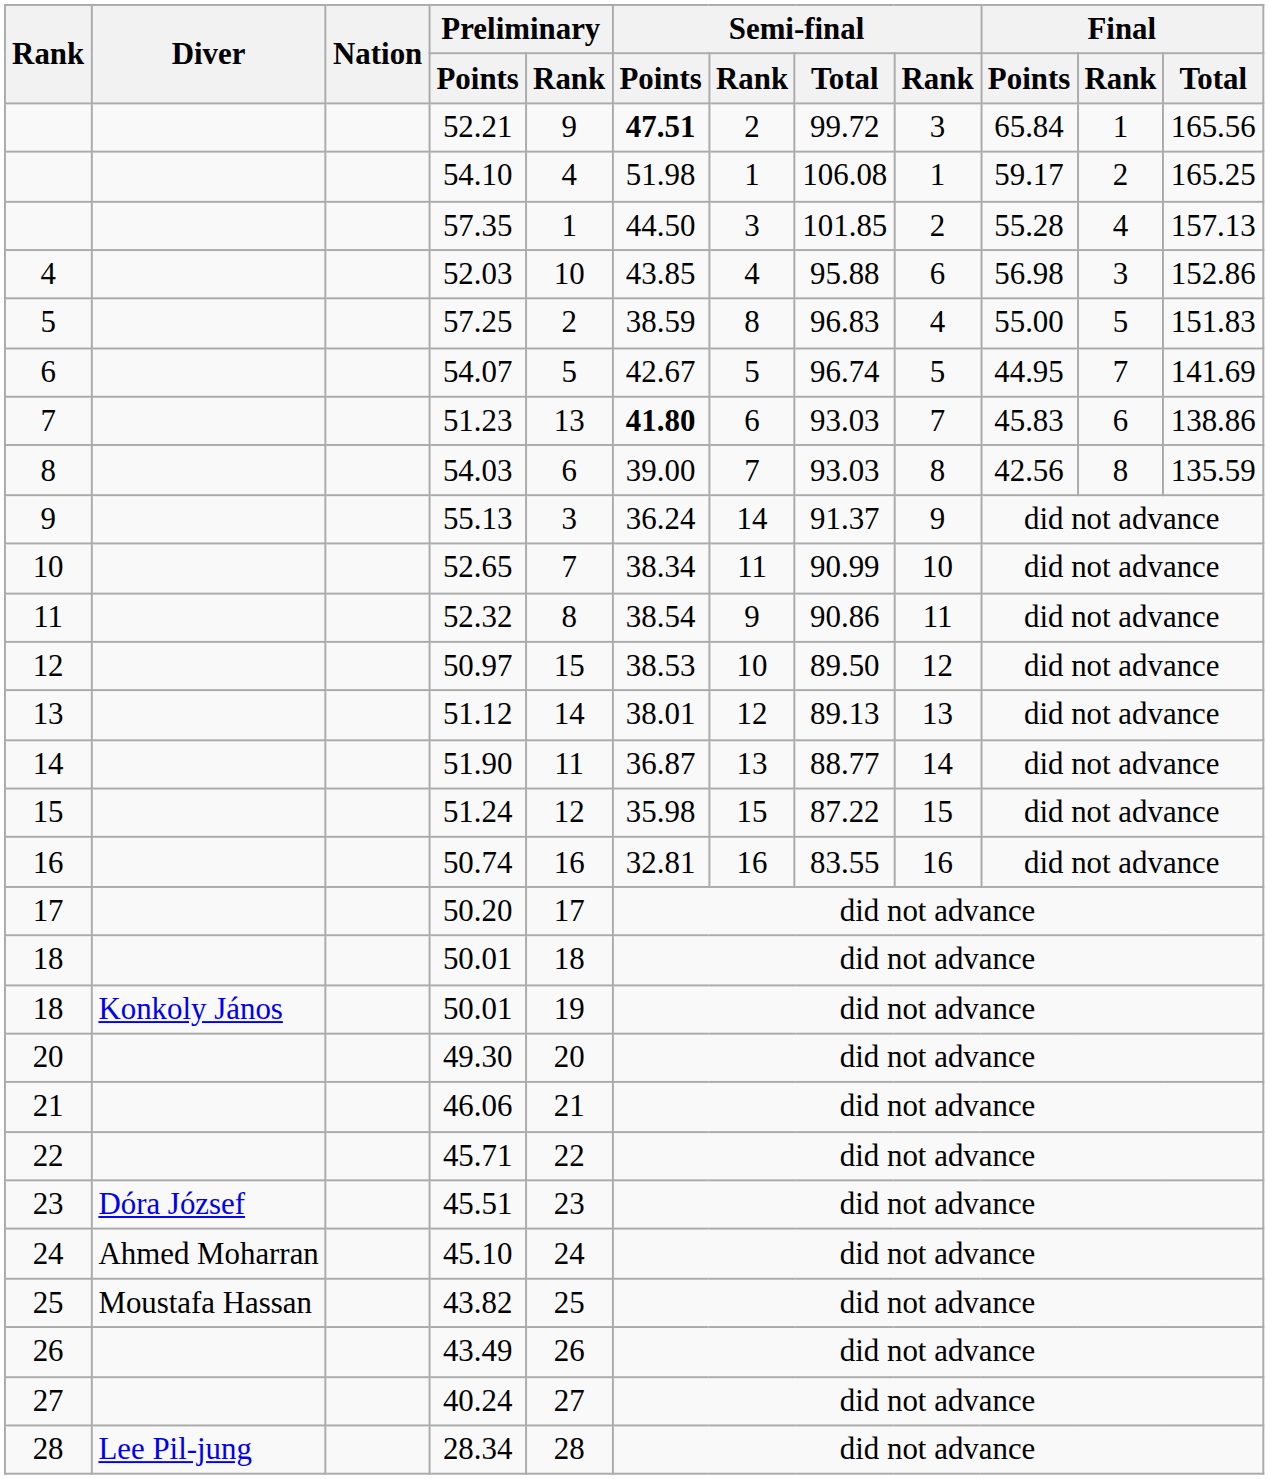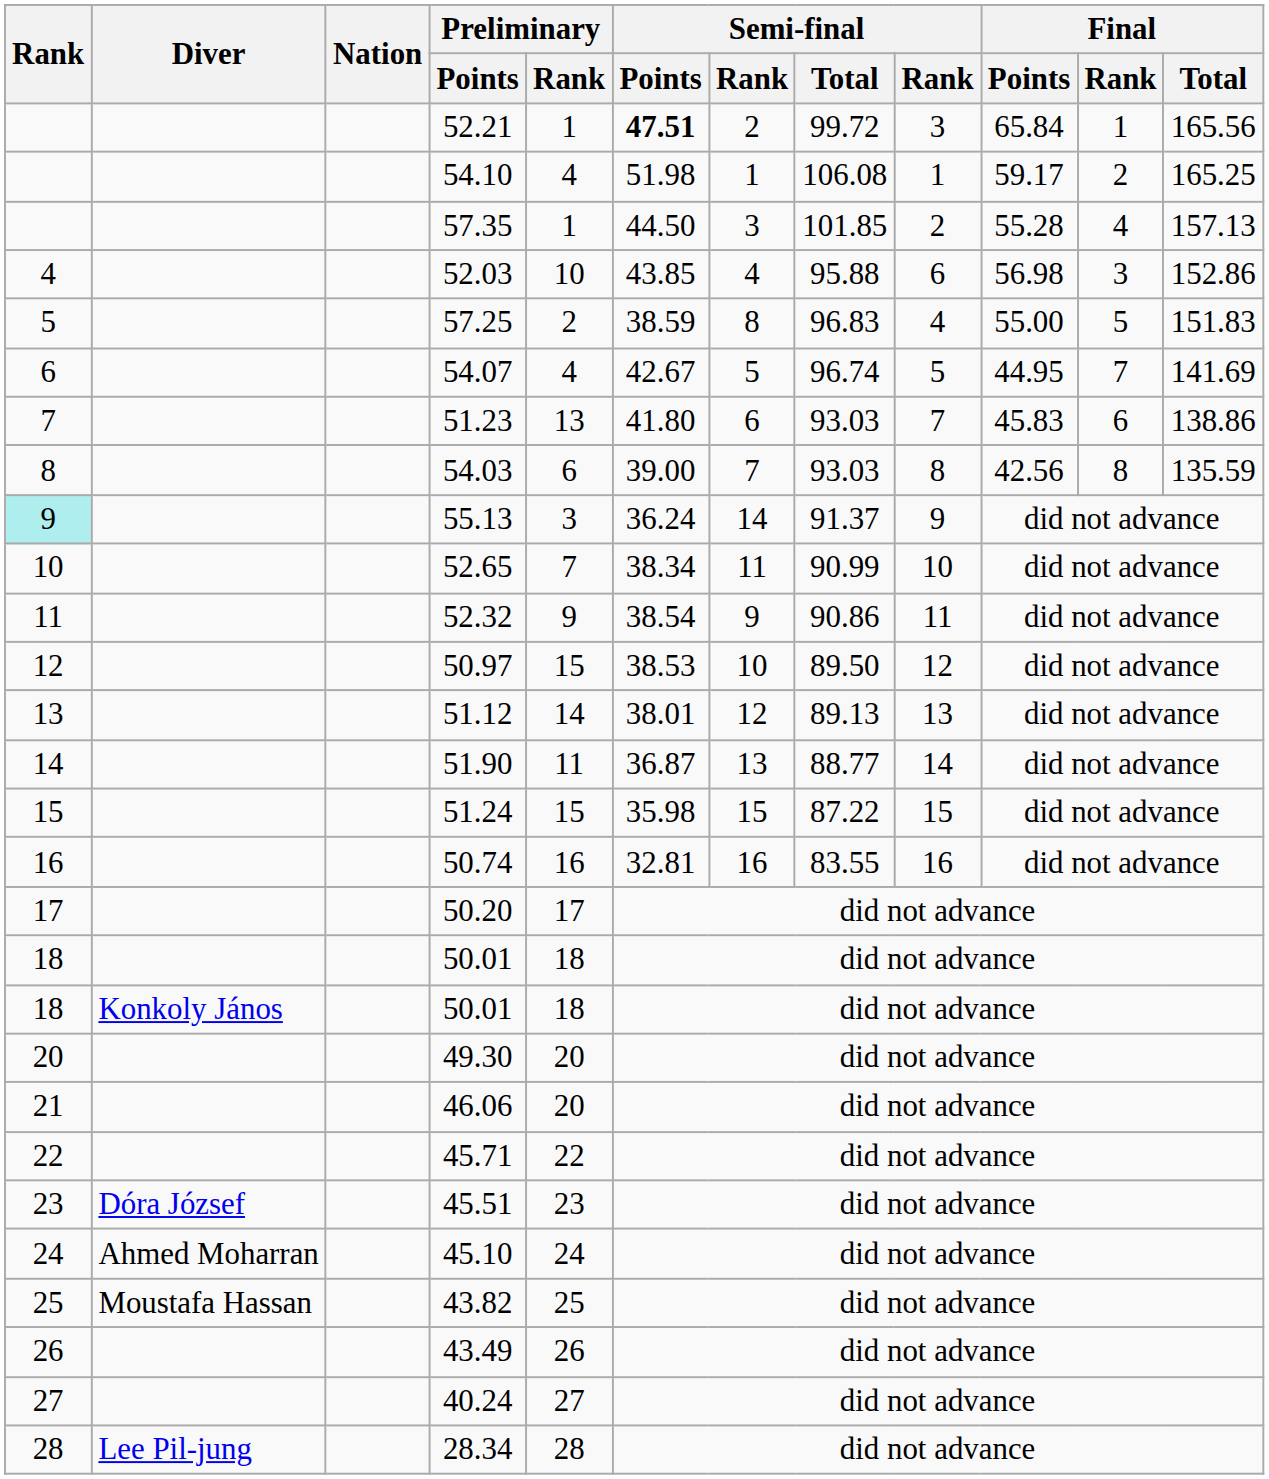(569, 126) 9 -> (569, 126) 1
(569, 371) 5 -> (569, 371) 4
(661, 420) bold -> (661, 420) normal
(48, 518) no background -> (48, 518) paleturquoise background
(569, 616) 8 -> (569, 616) 9
(569, 812) 12 -> (569, 812) 15
(569, 1008) 19 -> (569, 1008) 18
(569, 1106) 21 -> (569, 1106) 20
